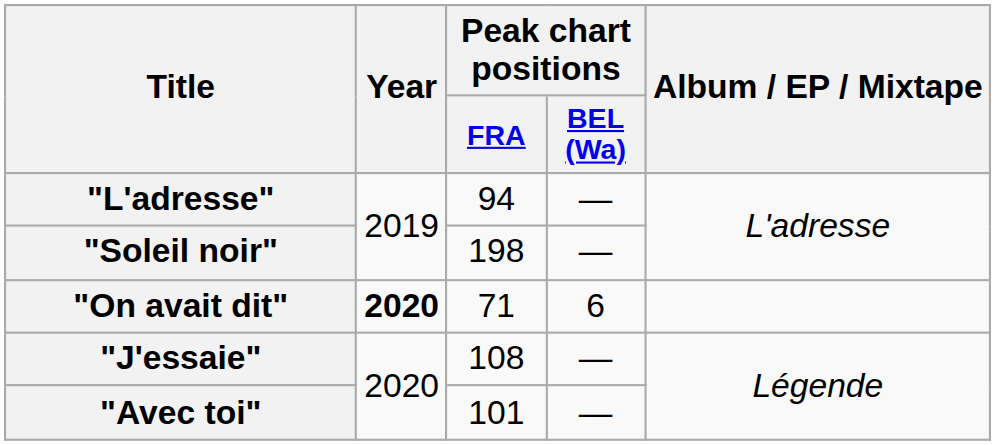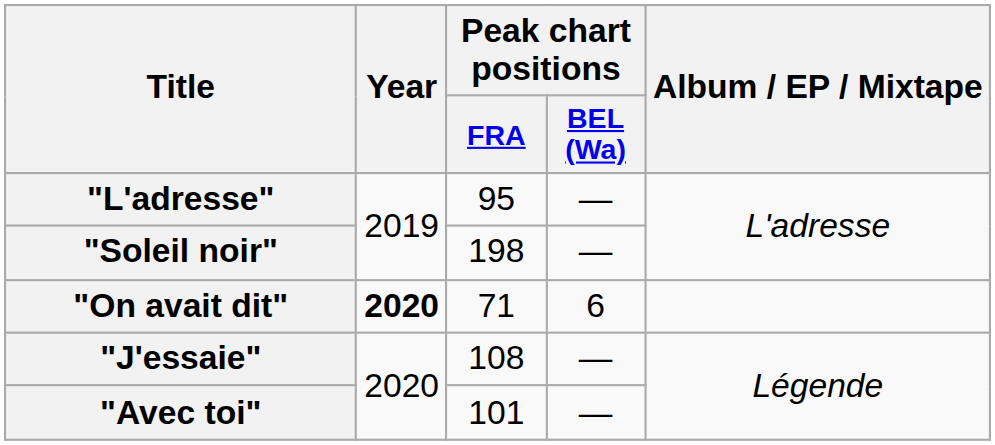(496, 198) 94 -> (496, 198) 95
